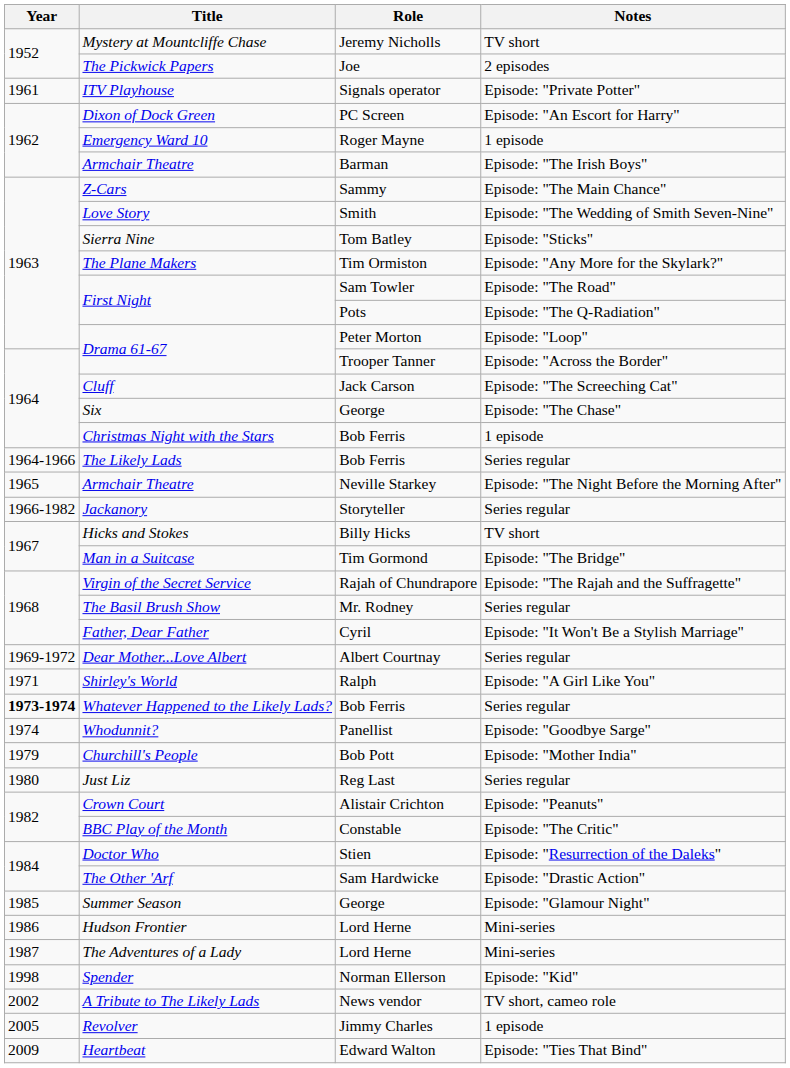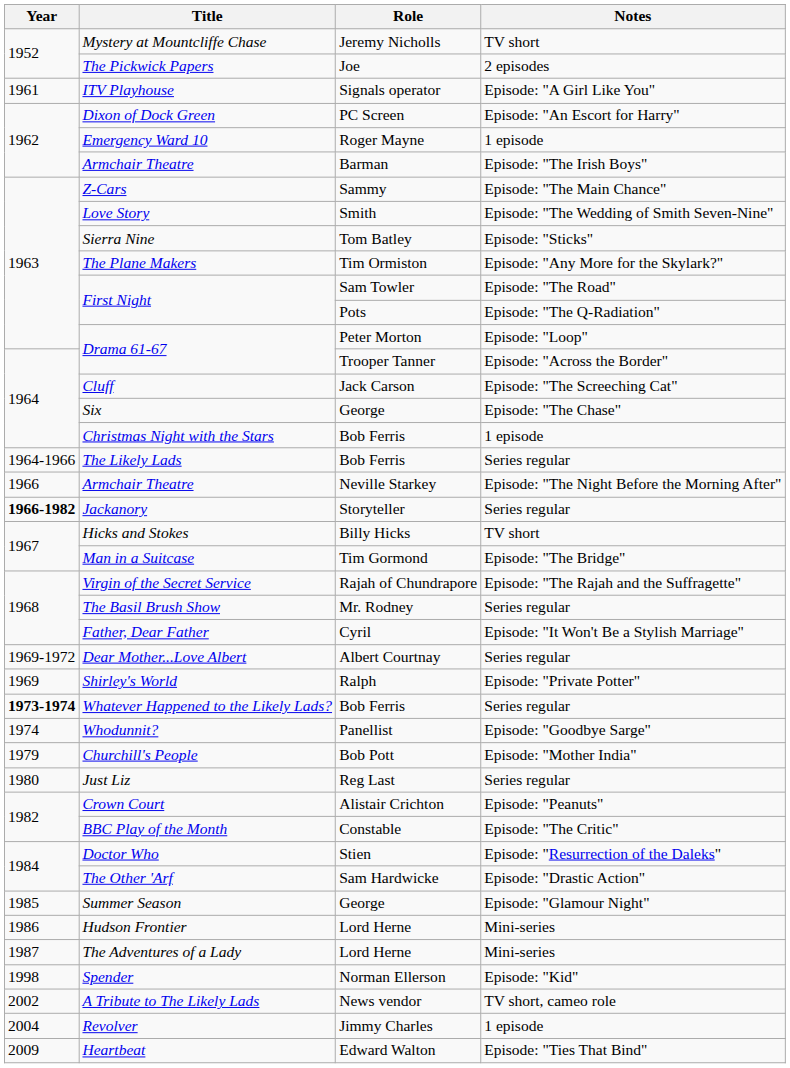(562, 90) Episode: "Private Potter" -> (570, 90) Episode: "A Girl Like You"
(24, 484) 1965 -> (24, 484) 1966
(42, 509) normal -> (42, 509) bold
(24, 681) 1971 -> (24, 681) 1969
(570, 681) Episode: "A Girl Like You" -> (562, 681) Episode: "Private Potter"
(24, 1025) 2005 -> (24, 1025) 2004
